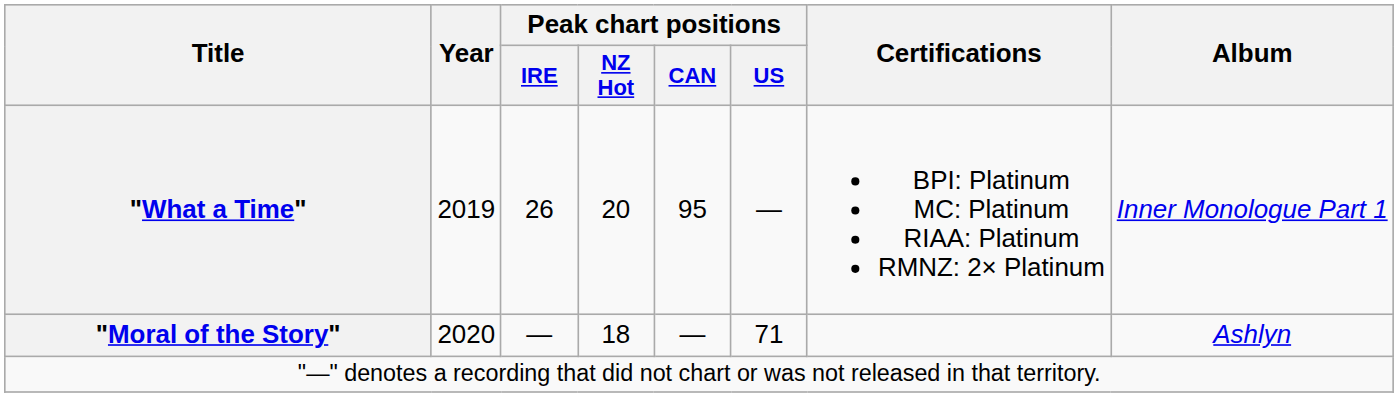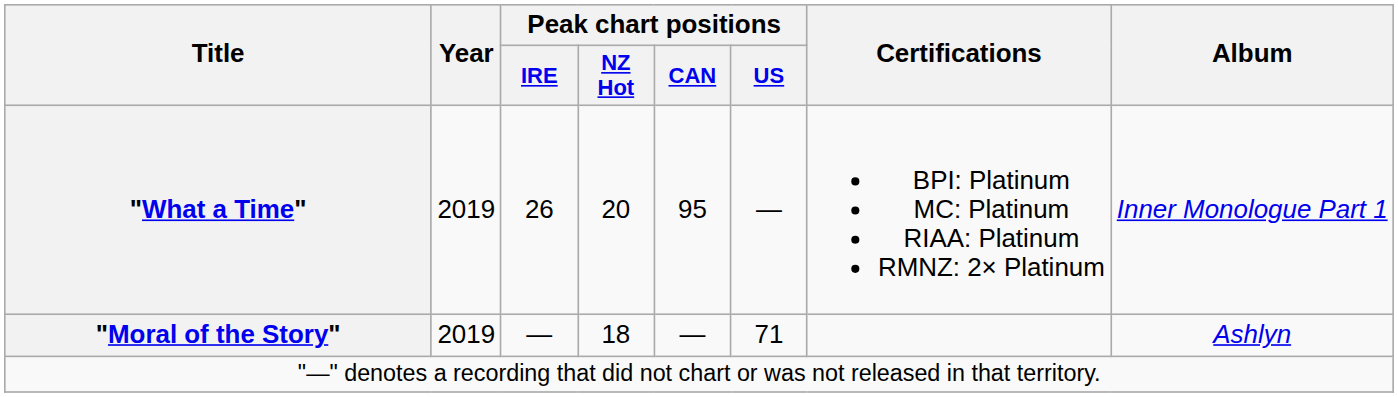(466, 334) 2020 -> (466, 334) 2019
